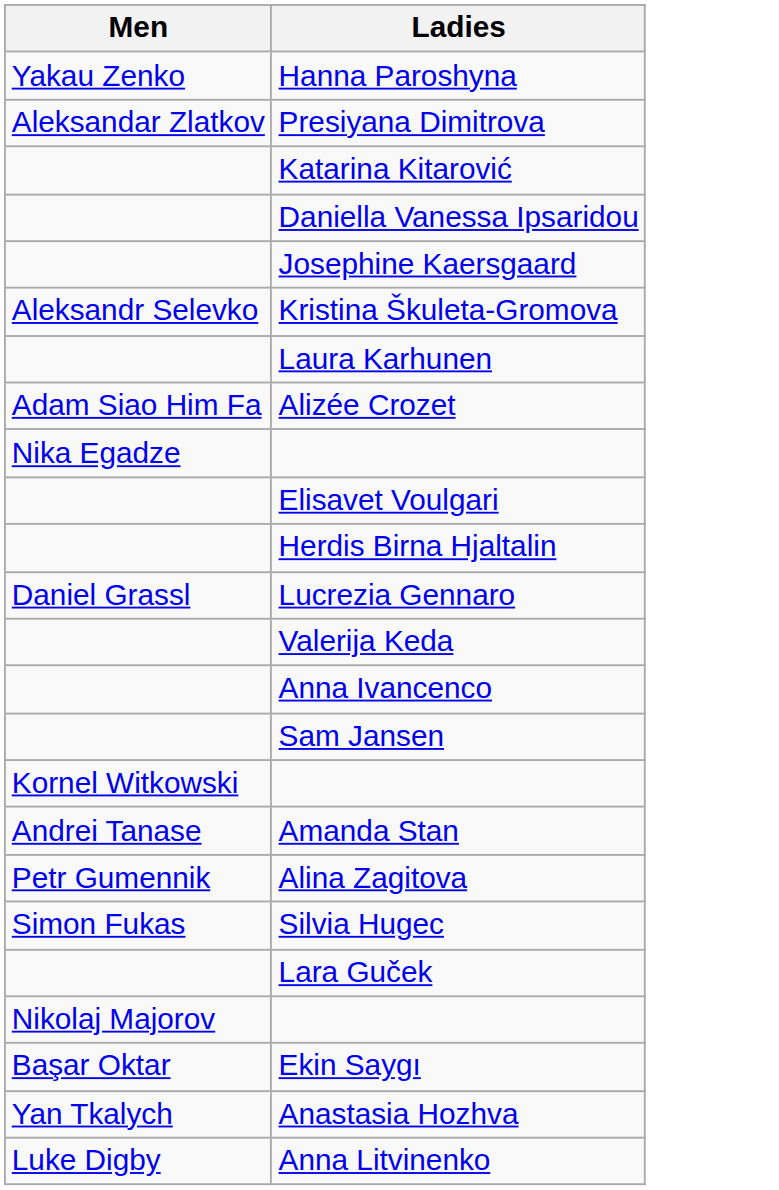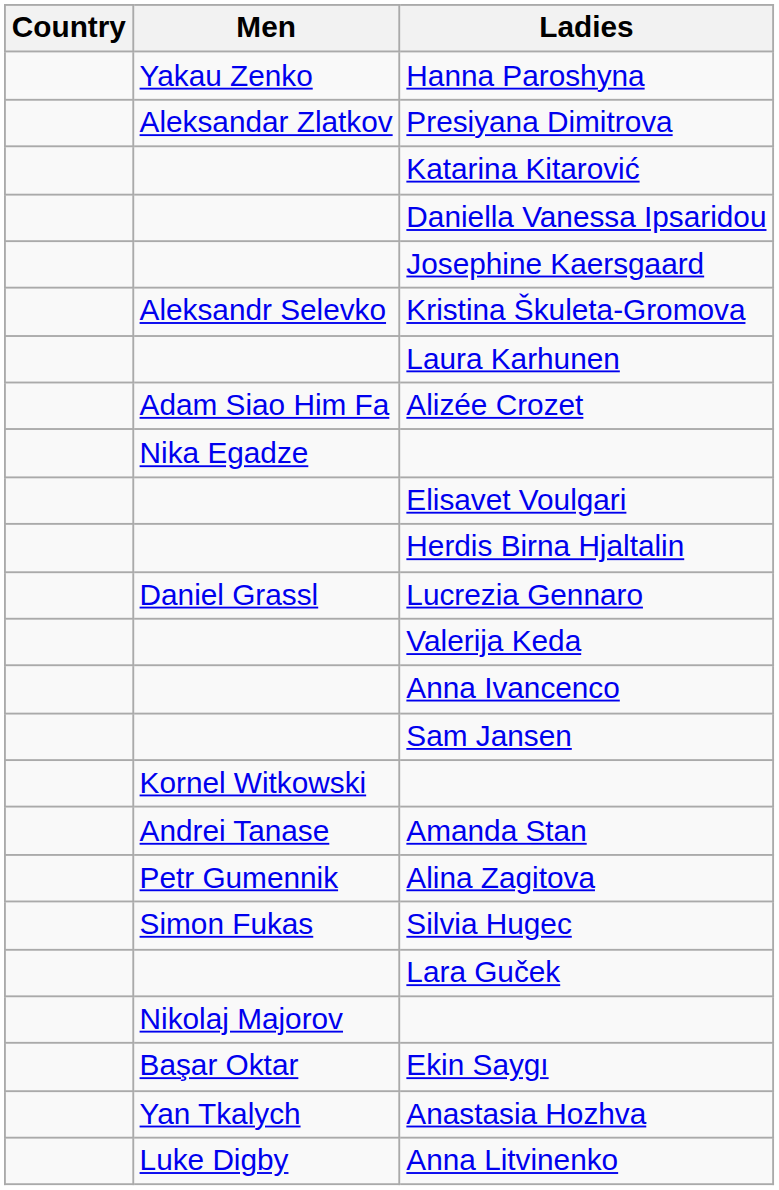+ column: (69, 28)
